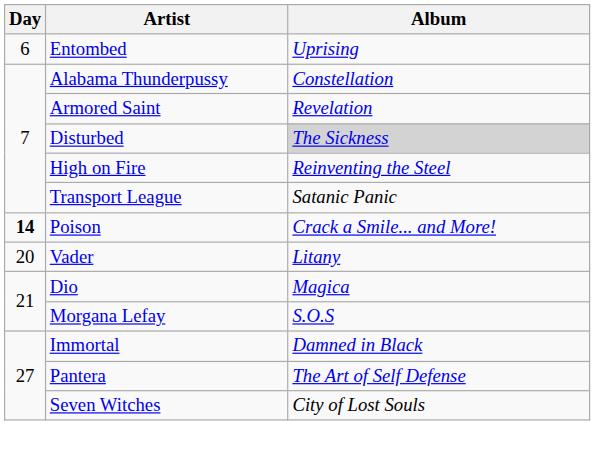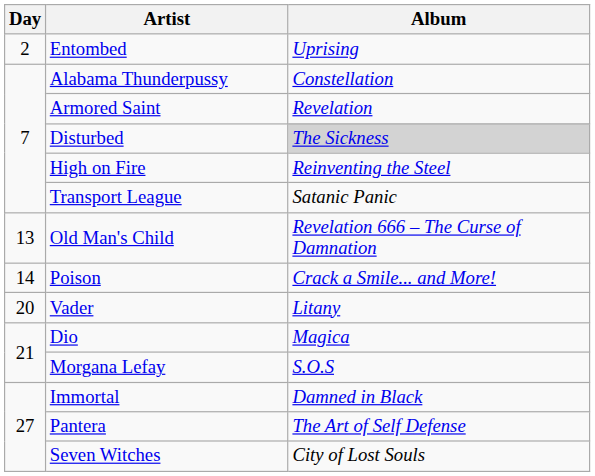(25, 49) 6 -> (25, 49) 2
+ row: (112, 237)
(25, 227) bold -> (25, 277) normal
